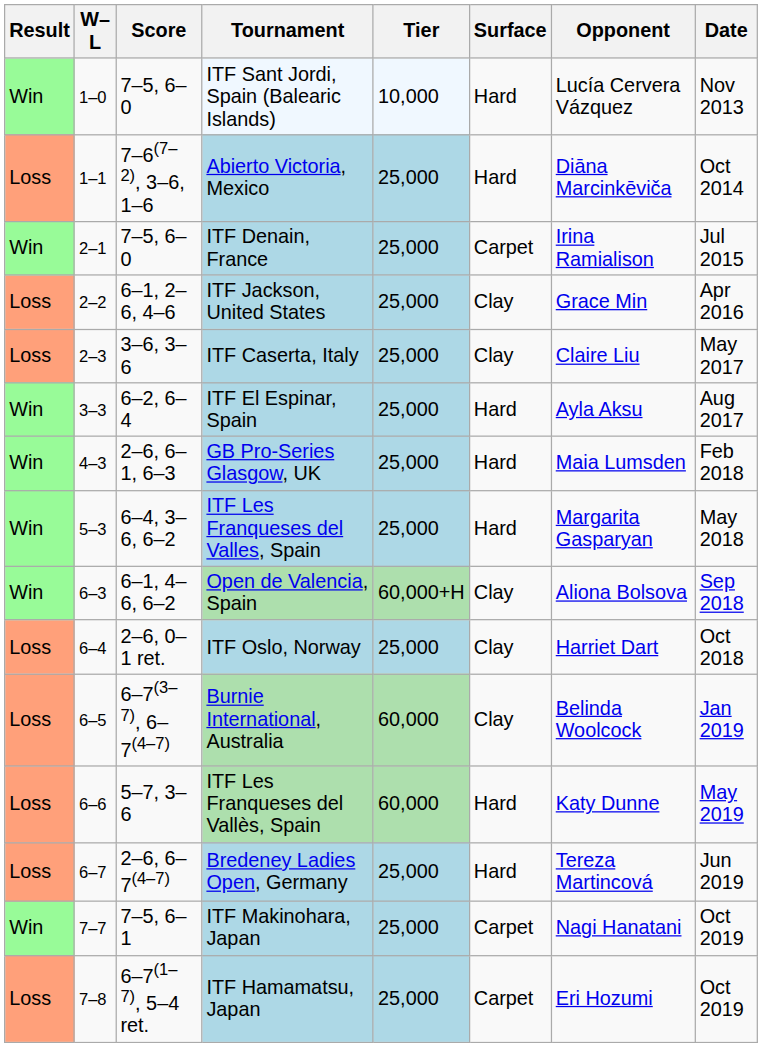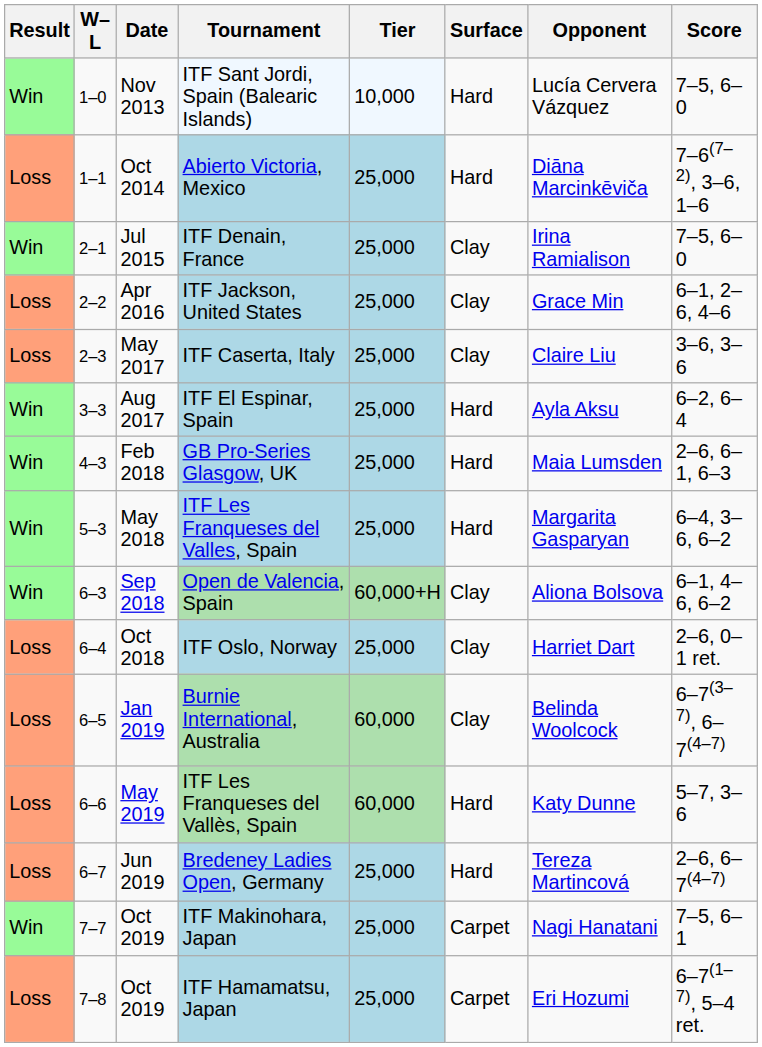columns swapped: (726, 31) <-> (159, 31)
(504, 248) Carpet -> (470, 248) Clay
